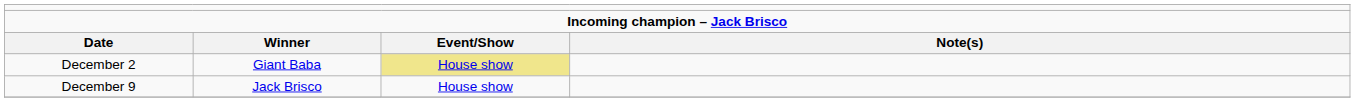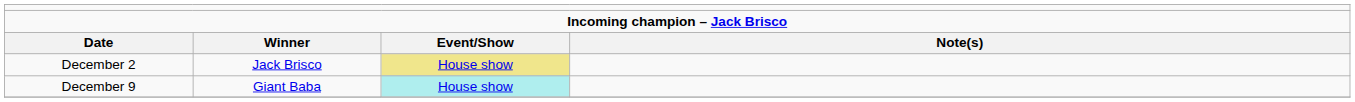(287, 64) Giant Baba -> (287, 64) Jack Brisco
(287, 86) Jack Brisco -> (287, 86) Giant Baba
(475, 86) no background -> (475, 86) paleturquoise background
